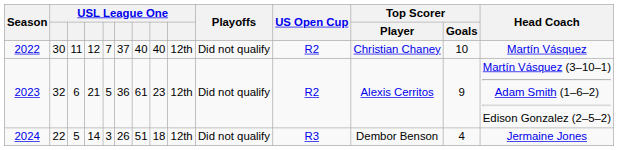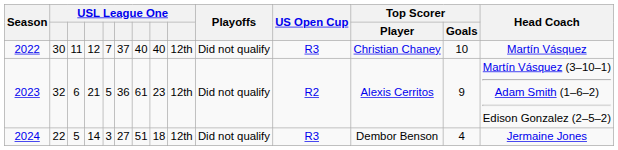(312, 49) R2 -> (312, 49) R3
(123, 136) 26 -> (123, 136) 27
